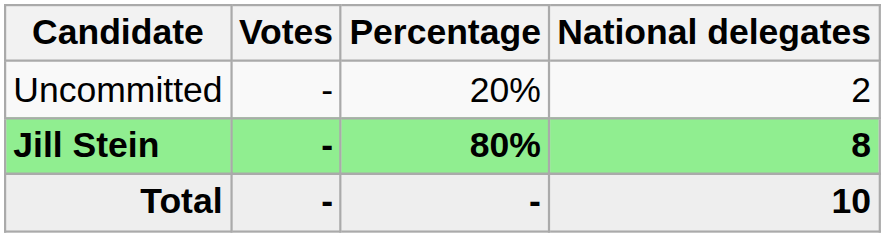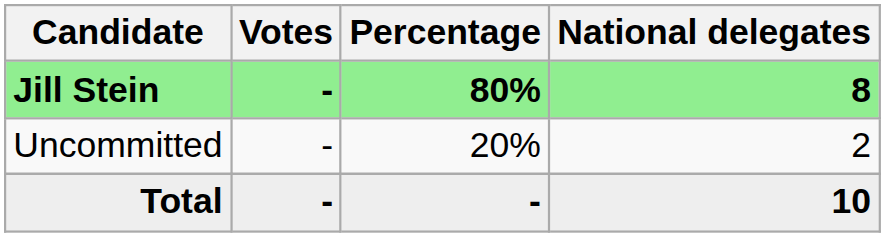rows swapped: (86, 145) <-> (118, 88)
